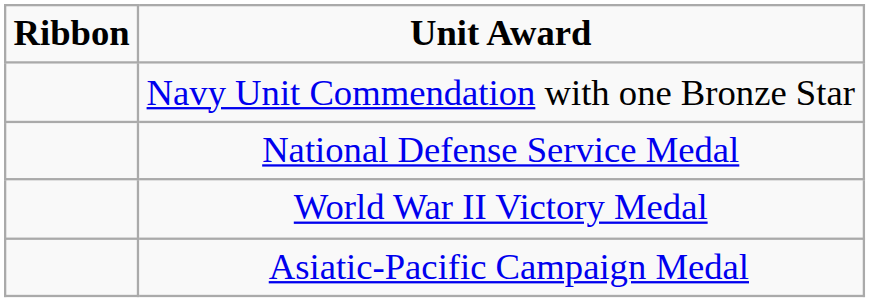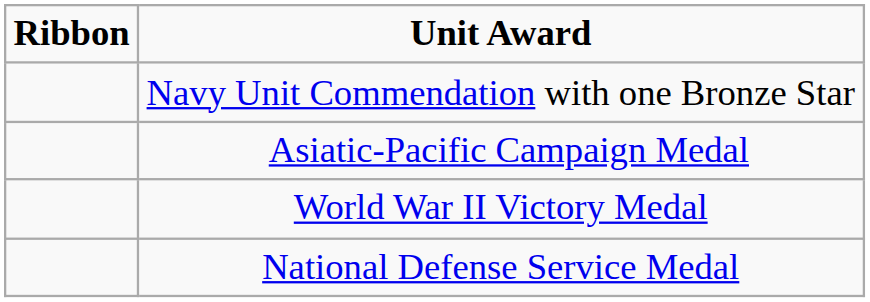rows swapped: (501, 265) <-> (501, 149)
